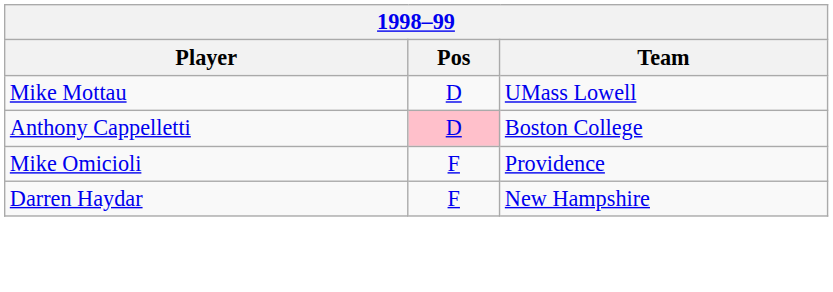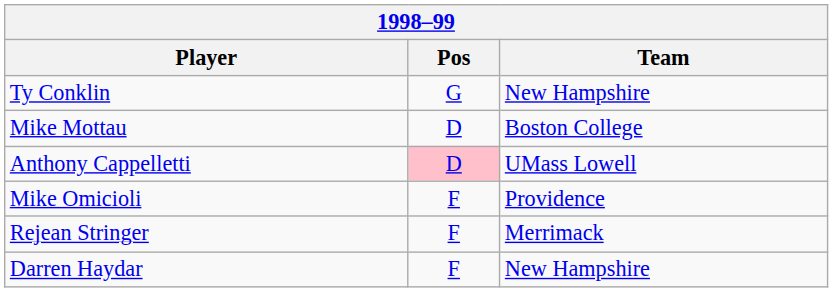+ row: (60, 92)
(571, 92) UMass Lowell -> (574, 127) Boston College
(574, 127) Boston College -> (571, 163) UMass Lowell
+ row: (79, 233)
